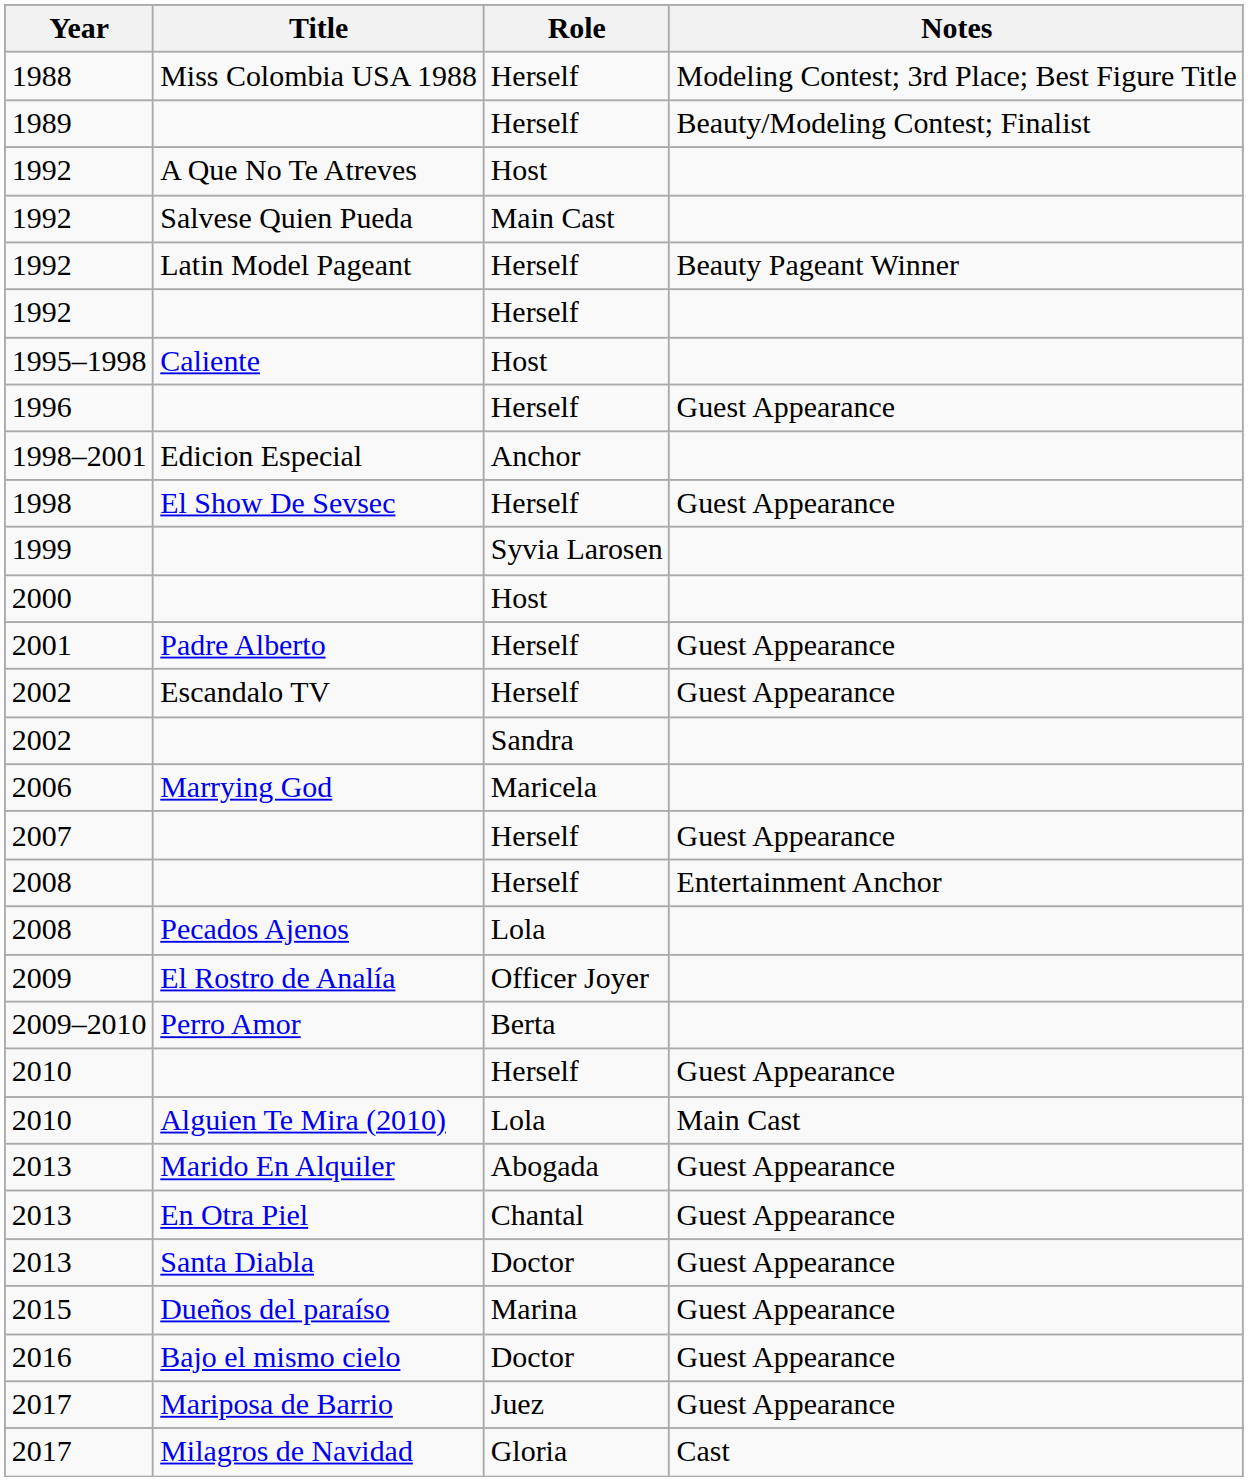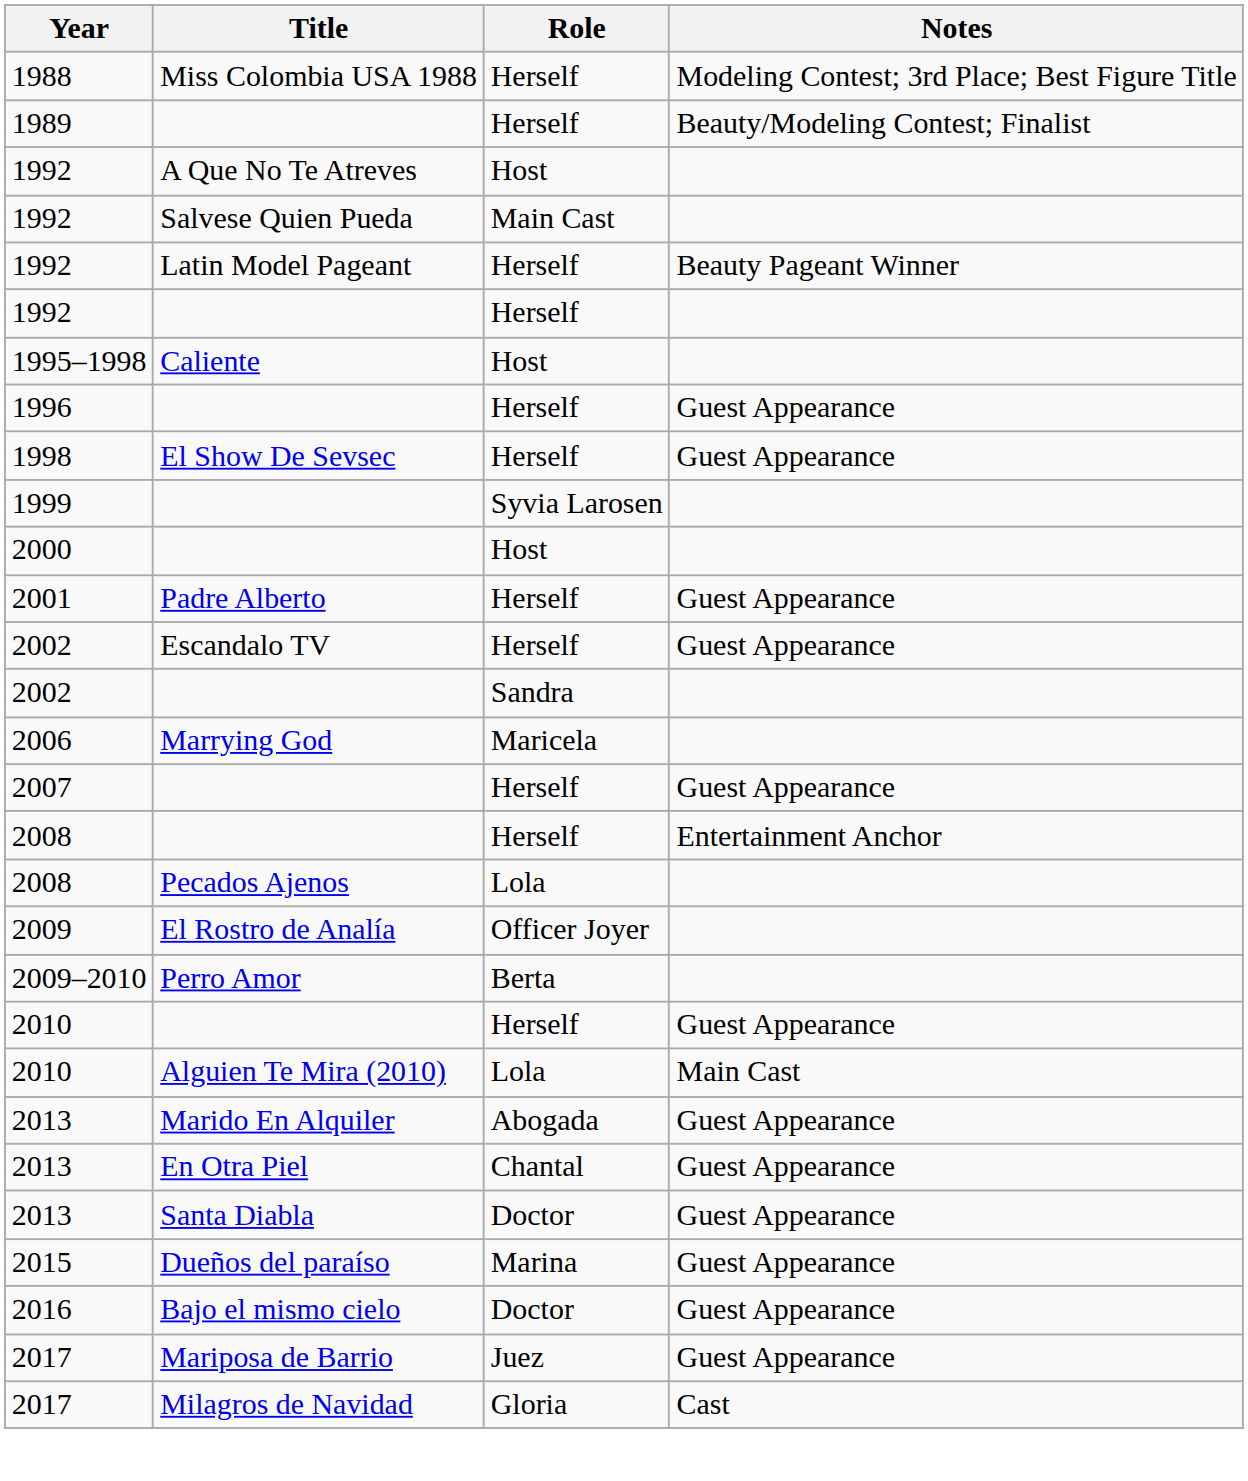- row: (79, 455)
